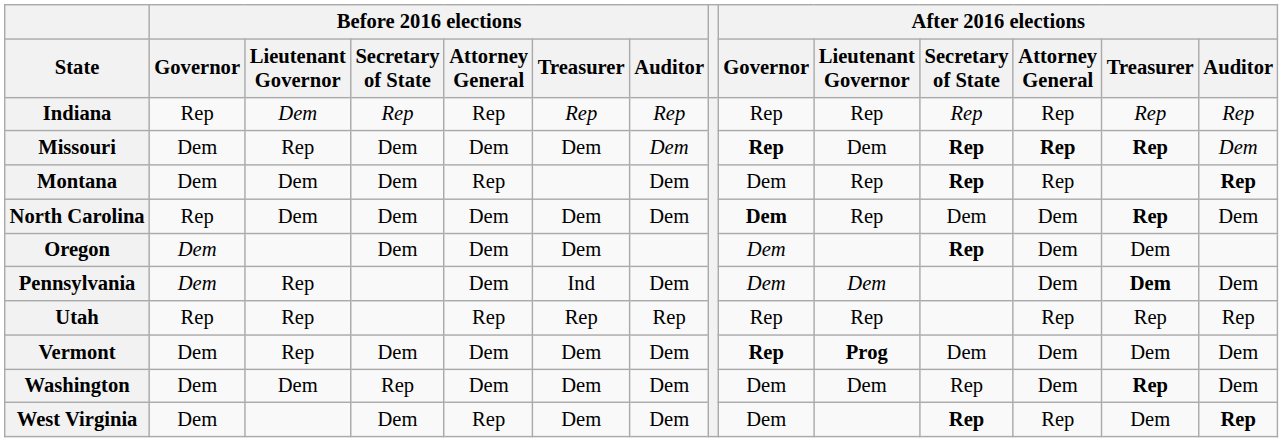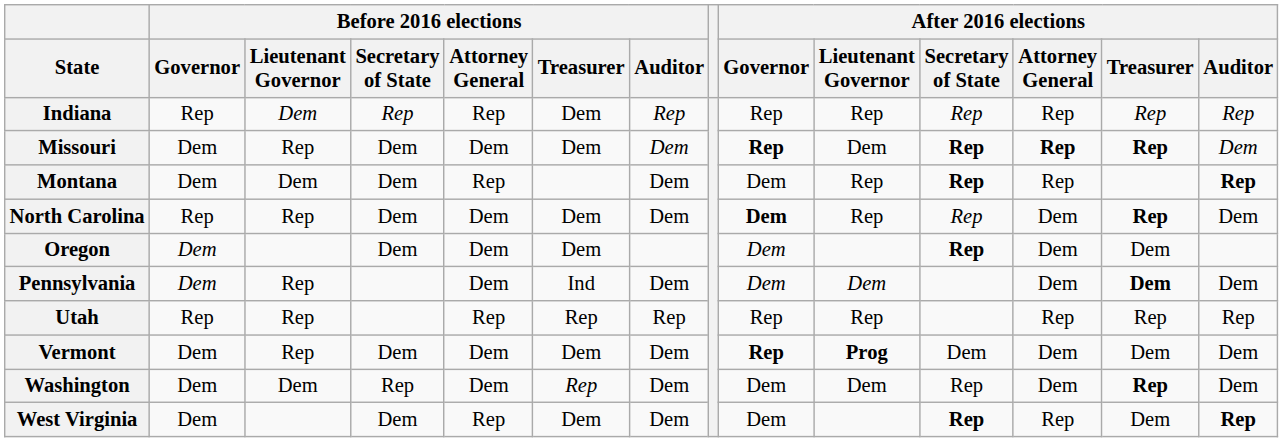(581, 114) Rep -> (581, 114) Dem
(298, 215) Dem -> (298, 215) Rep
(967, 215) Dem -> (967, 215) Rep
(581, 385) Dem -> (581, 385) Rep
